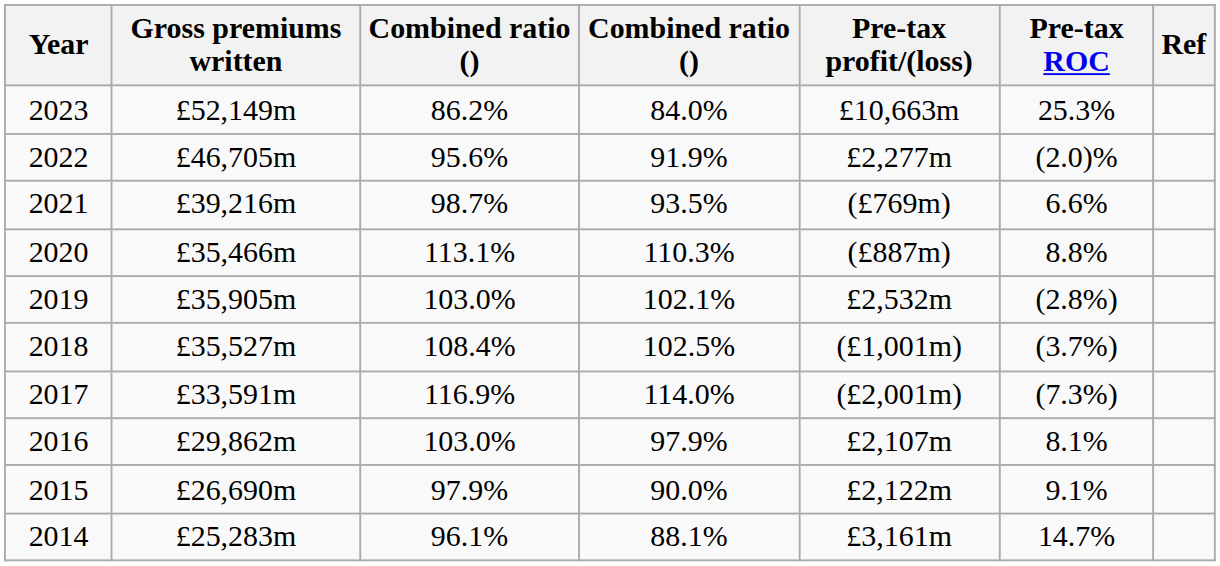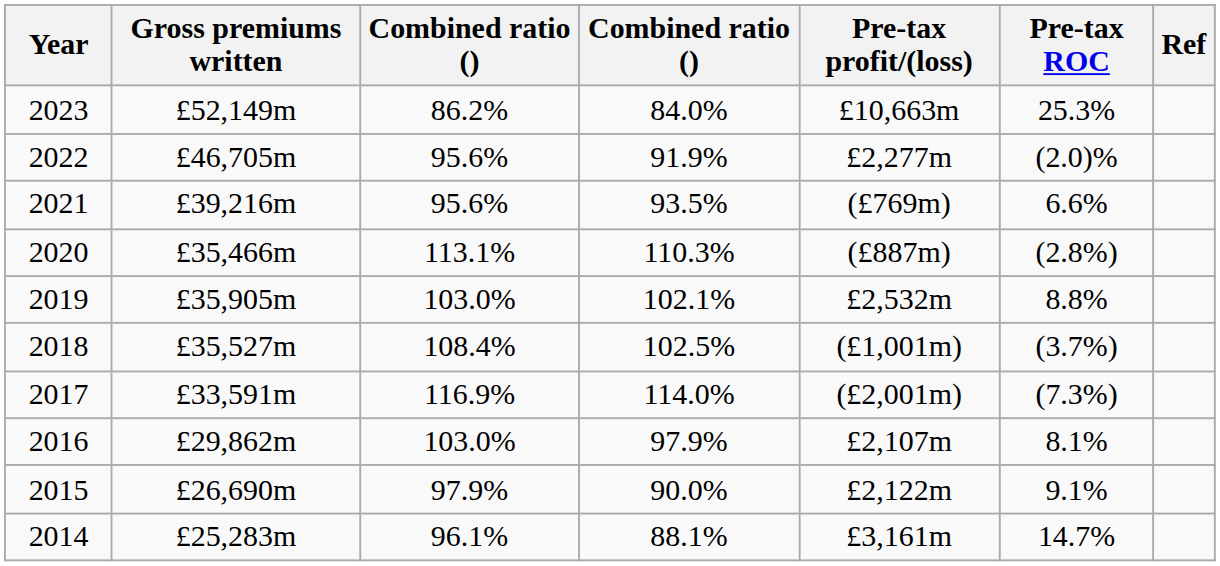(469, 204) 98.7% -> (469, 204) 95.6%
(1077, 251) 8.8% -> (1077, 251) (2.8%)
(1077, 299) (2.8%) -> (1077, 299) 8.8%
